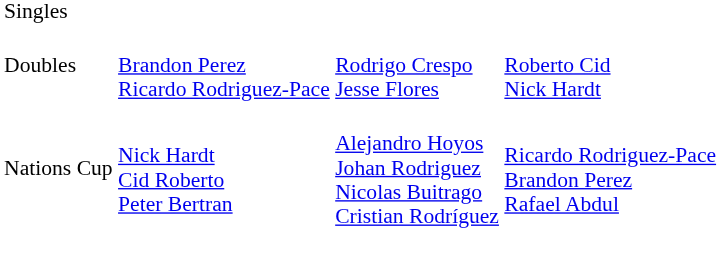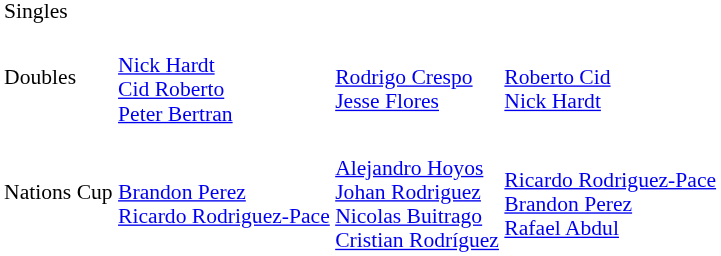(224, 77) Brandon Perez Ricardo Rodriguez-Pace -> (175, 89) Nick Hardt Cid Roberto Peter Bertran
(175, 179) Nick Hardt Cid Roberto Peter Bertran -> (224, 204) Brandon Perez Ricardo Rodriguez-Pace
